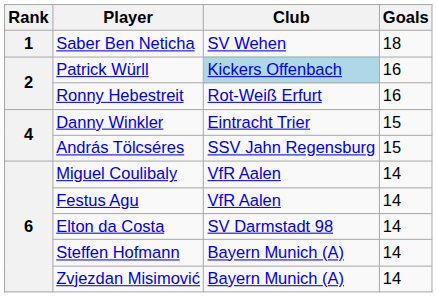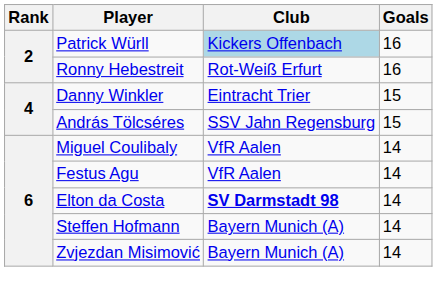- row: (125, 43)
(270, 226) normal -> (273, 200) bold
